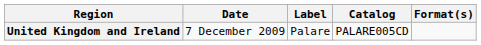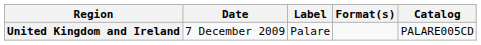columns swapped: (444, 13) <-> (372, 13)
